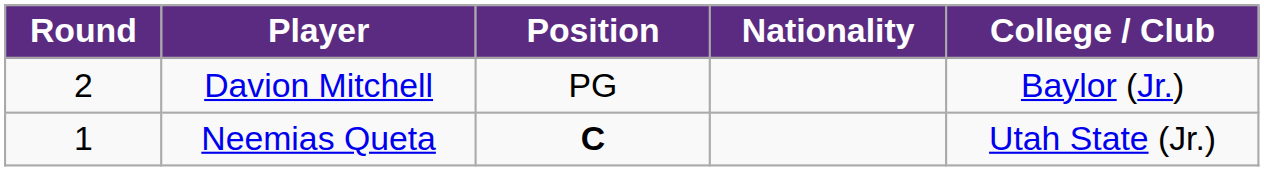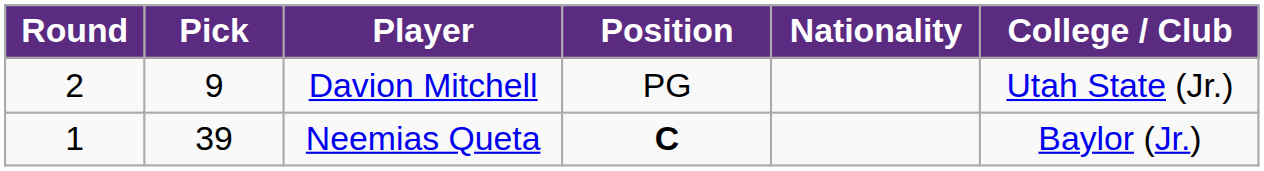+ column: (214, 31)
(1103, 84) Baylor (Jr.) -> (1120, 84) Utah State (Jr.)
(1103, 138) Utah State (Jr.) -> (1120, 138) Baylor (Jr.)
